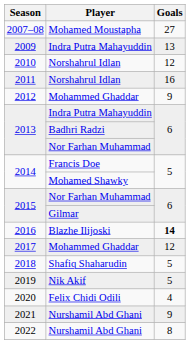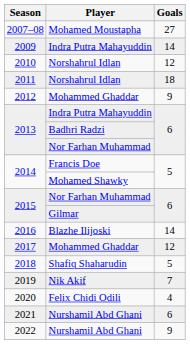(170, 46) 13 -> (170, 46) 14
(170, 79) 16 -> (170, 79) 18
(170, 230) bold -> (170, 230) normal
(170, 280) 5 -> (170, 280) 7
(170, 314) 9 -> (170, 314) 6
(170, 331) 8 -> (170, 331) 9
